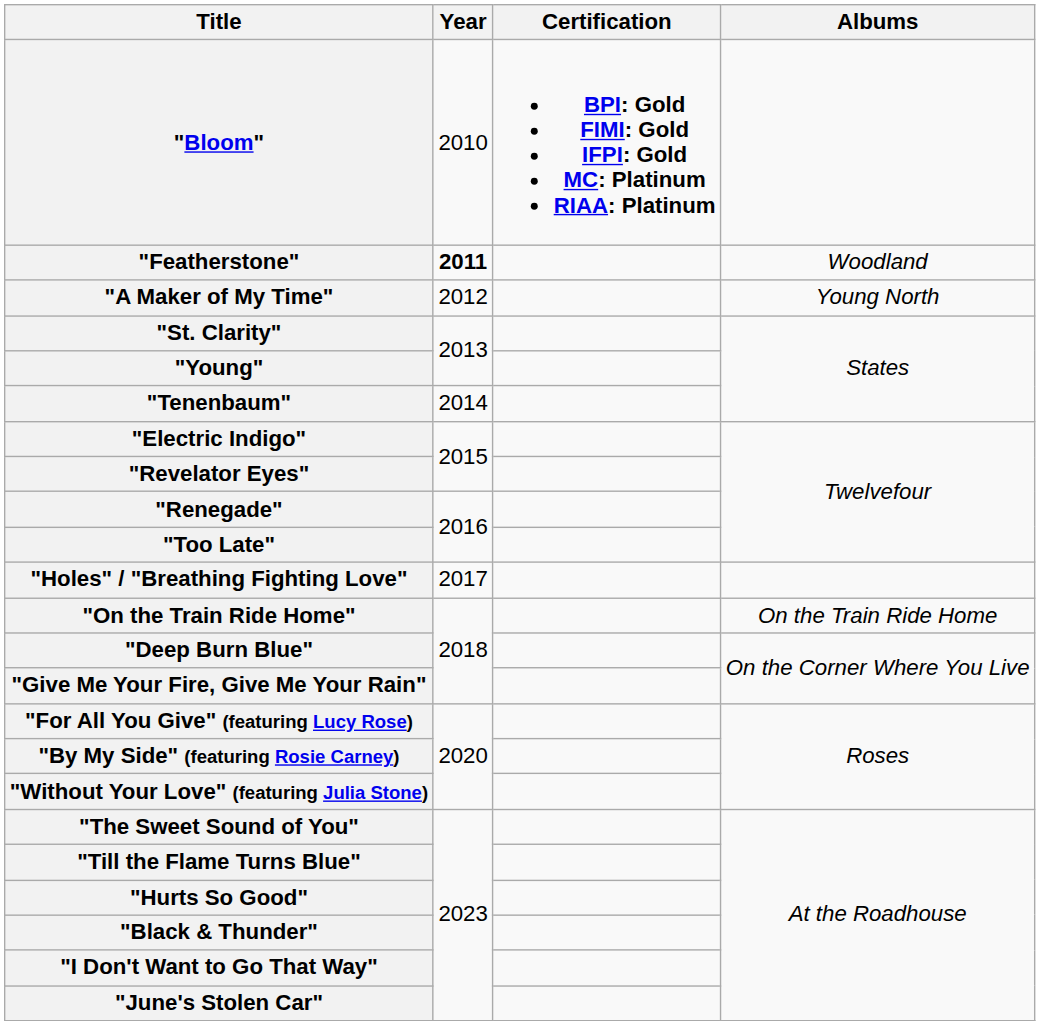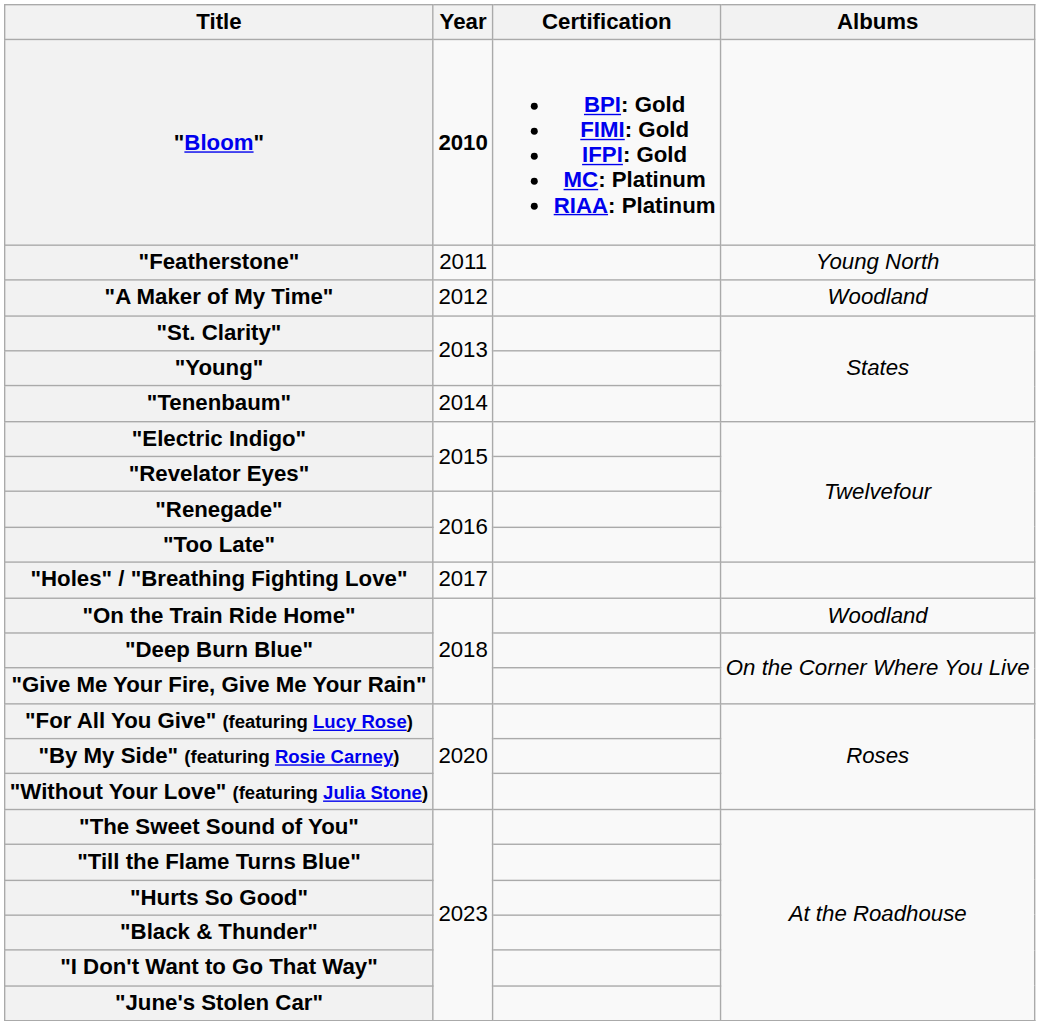(463, 142) normal -> (463, 142) bold
(463, 262) bold -> (463, 262) normal
(878, 262) Woodland -> (878, 262) Young North
(878, 297) Young North -> (878, 297) Woodland
(878, 614) On the Train Ride Home -> (878, 614) Woodland
